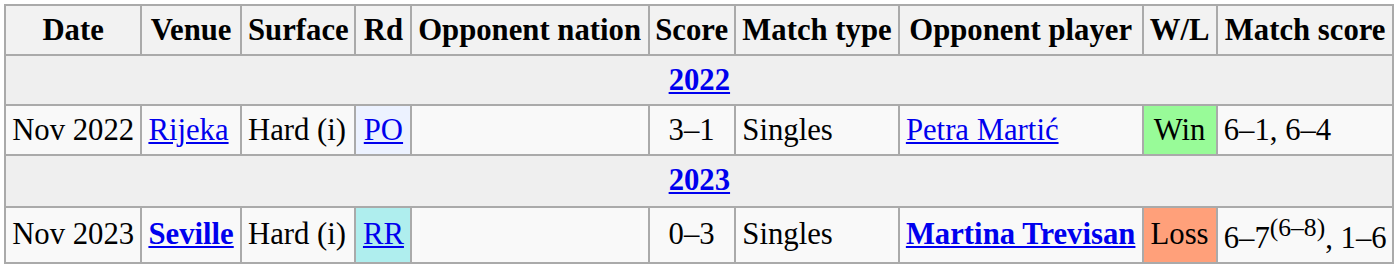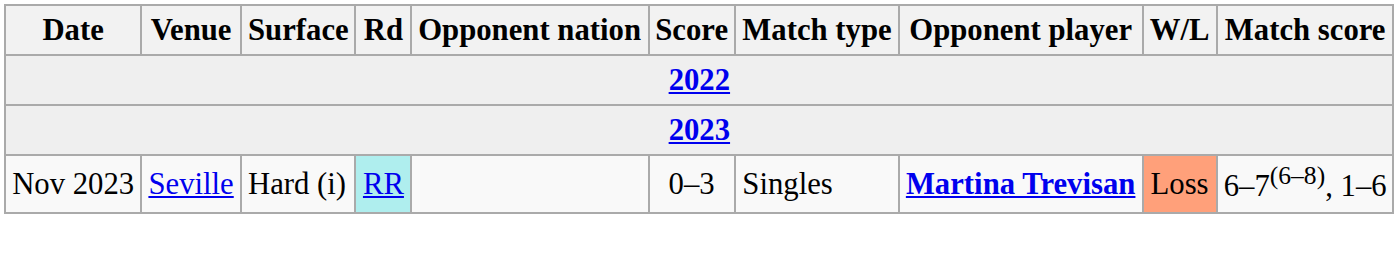- row: (73, 130)
(191, 234) bold -> (191, 183) normal
